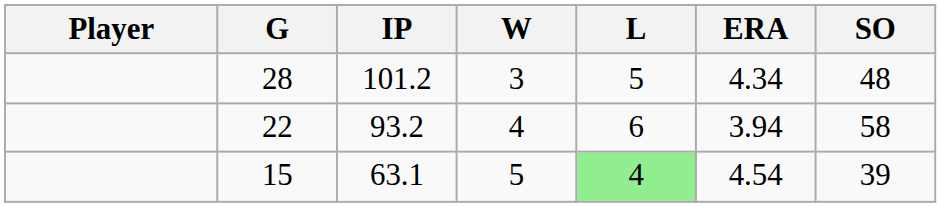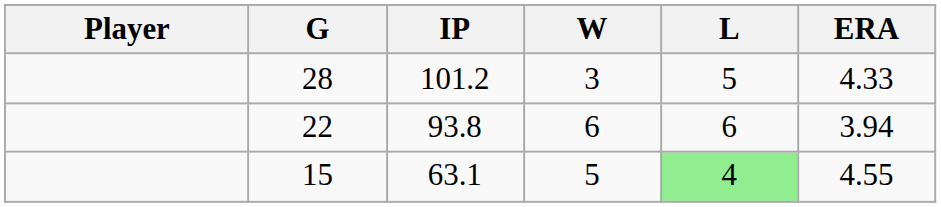- column: (875, 28)
(756, 77) 4.34 -> (866, 77) 4.33
(397, 126) 93.2 -> (455, 126) 93.8
(517, 126) 4 -> (592, 126) 6
(756, 175) 4.54 -> (866, 175) 4.55
